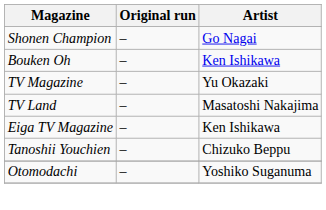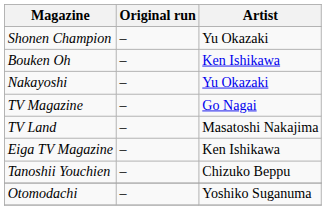(229, 37) Go Nagai -> (235, 37) Yu Okazaki
+ row: (37, 82)
(235, 82) Yu Okazaki -> (229, 104) Go Nagai
